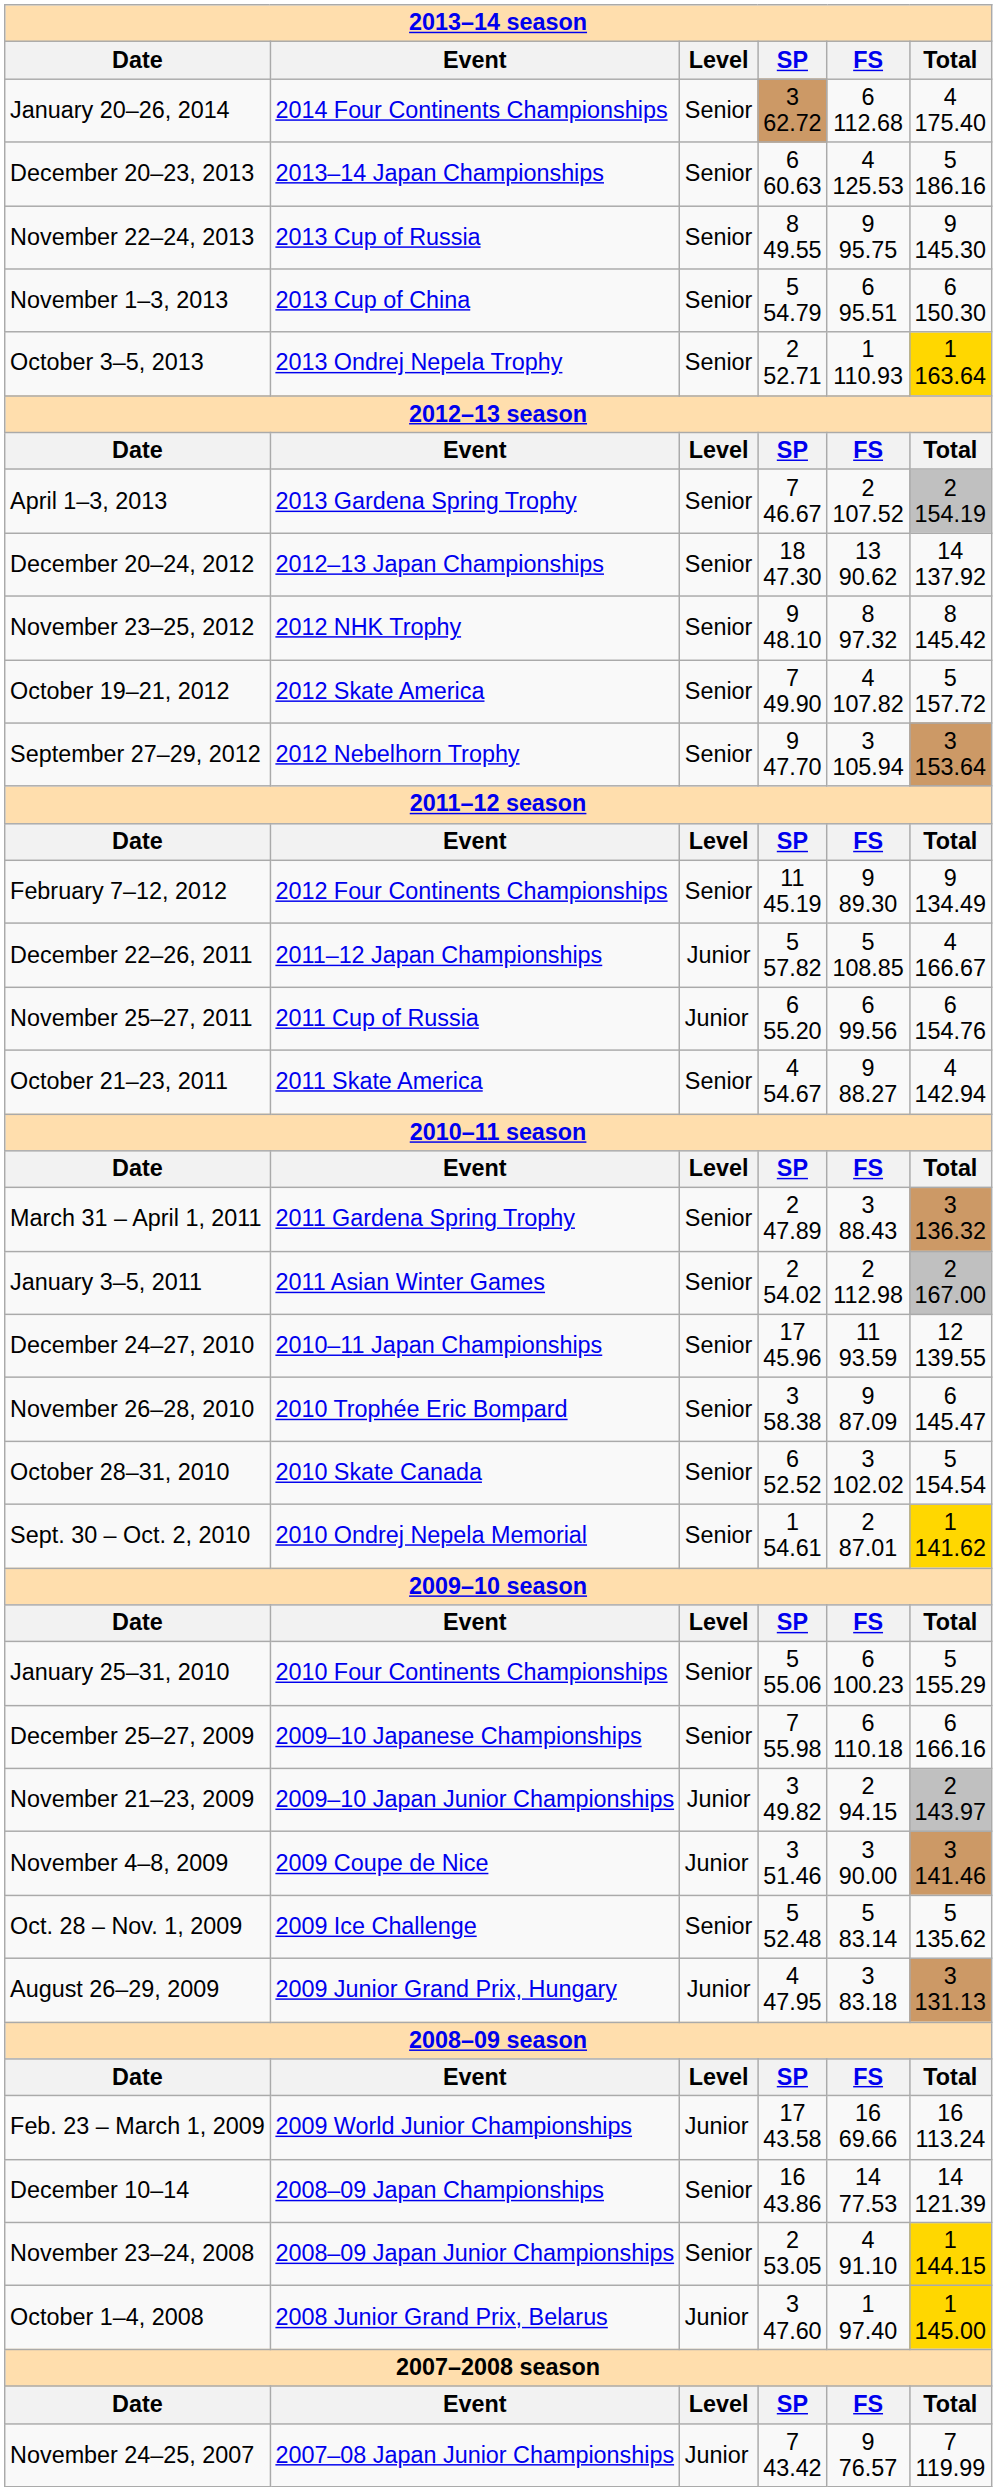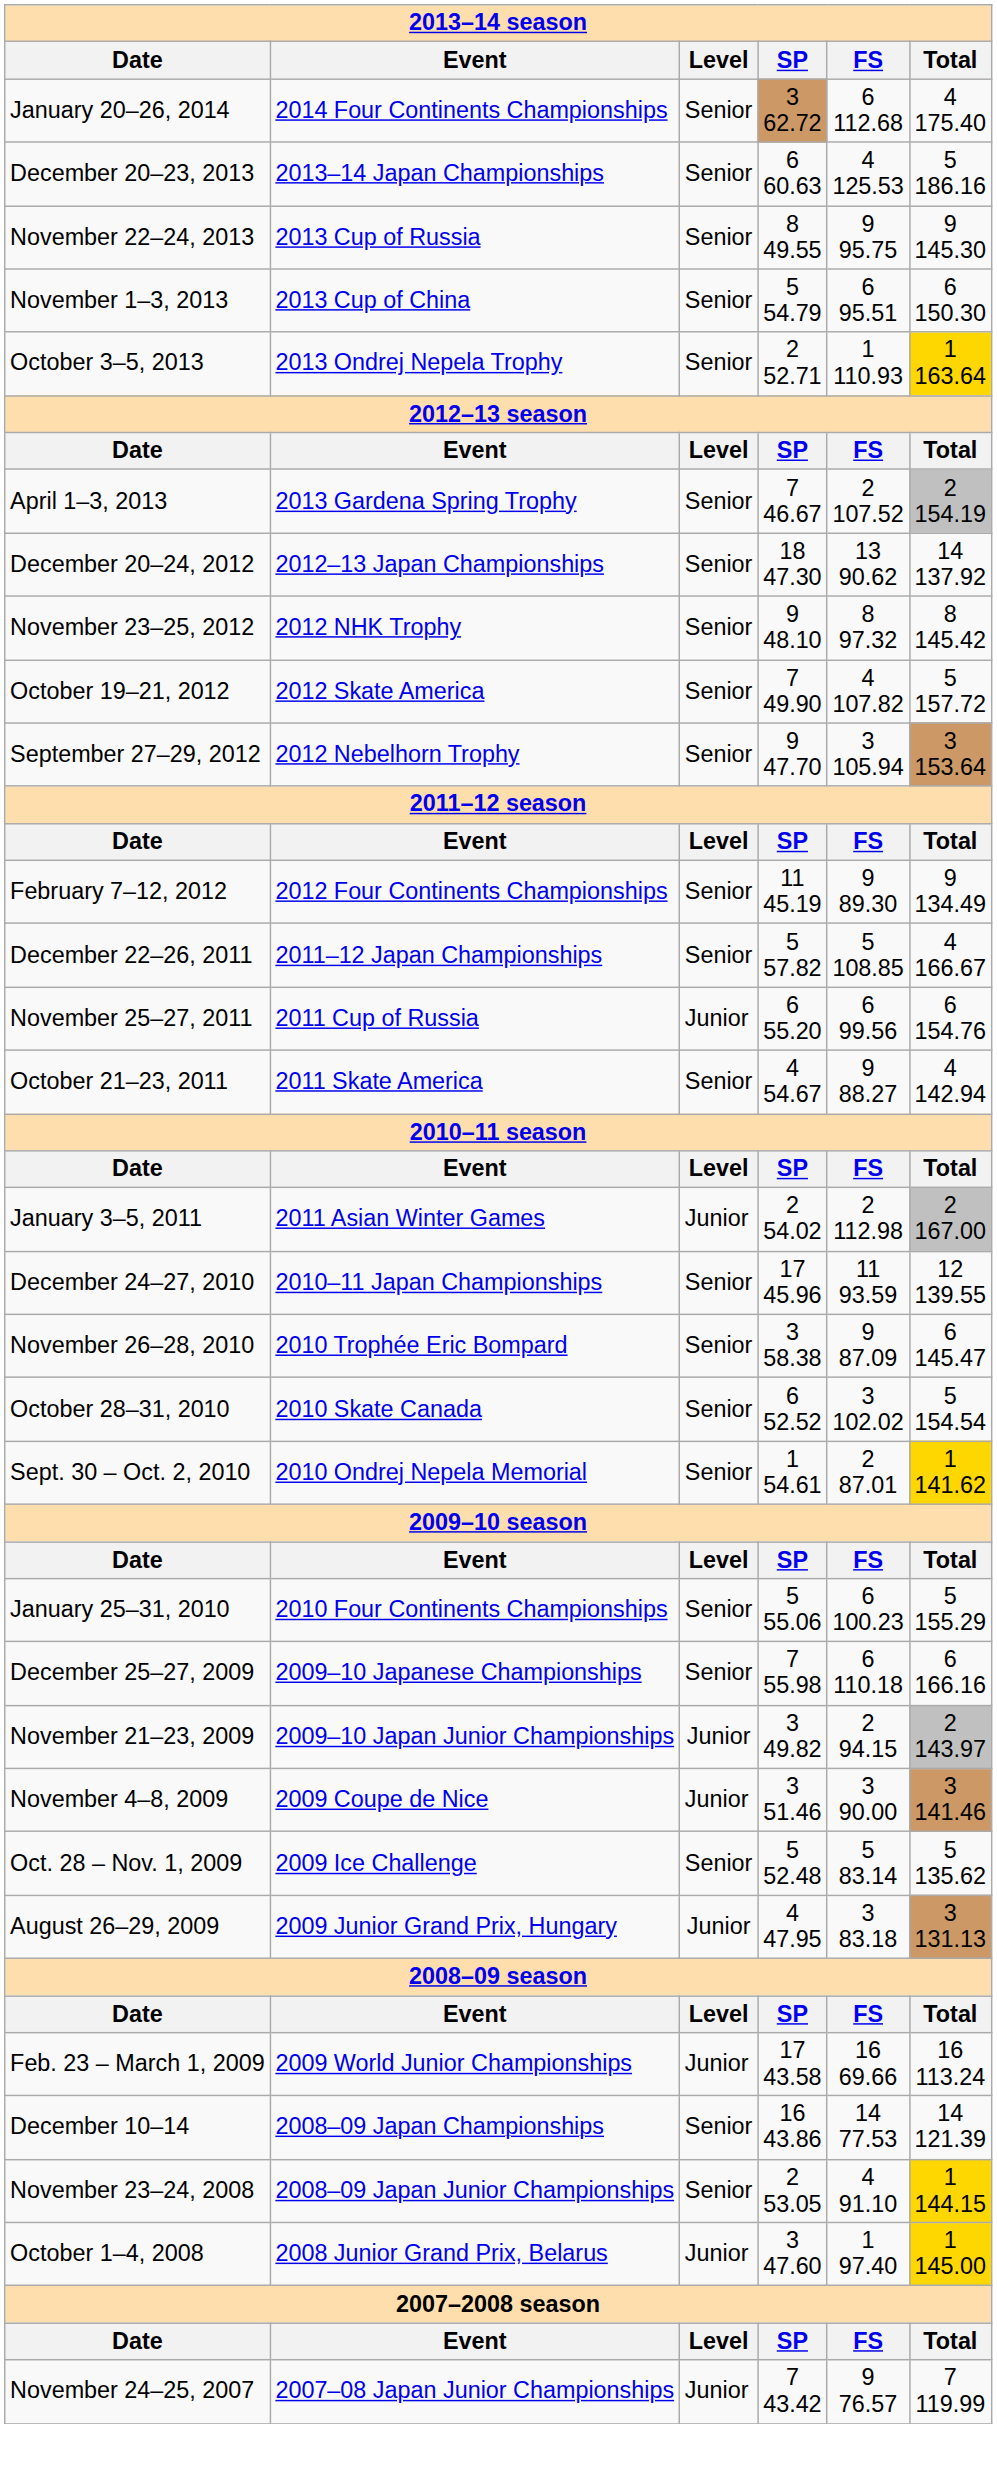(719, 955) Junior -> (719, 955) Senior
- row: (136, 1219)
(719, 1282) Senior -> (717, 1219) Junior
